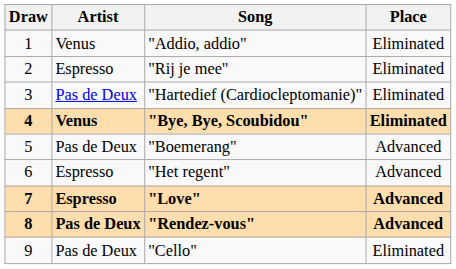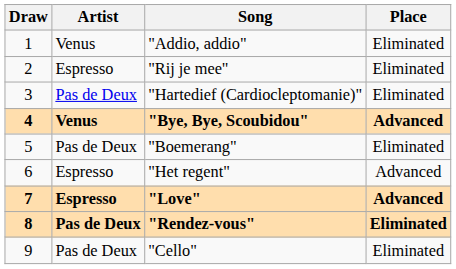(408, 120) Eliminated -> (408, 120) Advanced
(408, 146) Advanced -> (408, 146) Eliminated
(408, 224) Advanced -> (408, 224) Eliminated
